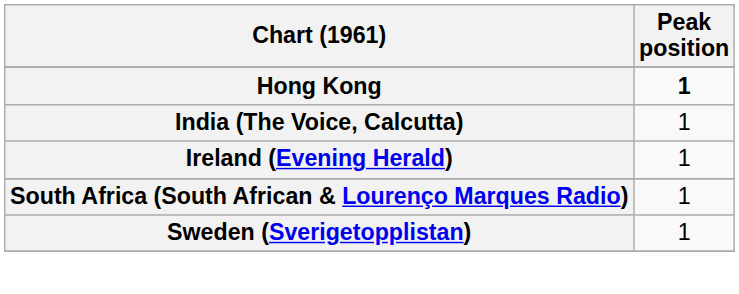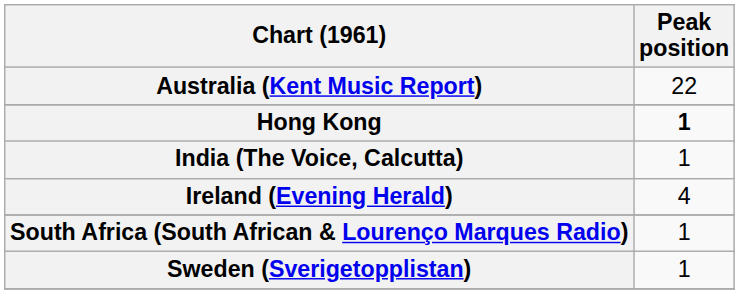+ row: (319, 85)
(684, 159) 1 -> (684, 196) 4
